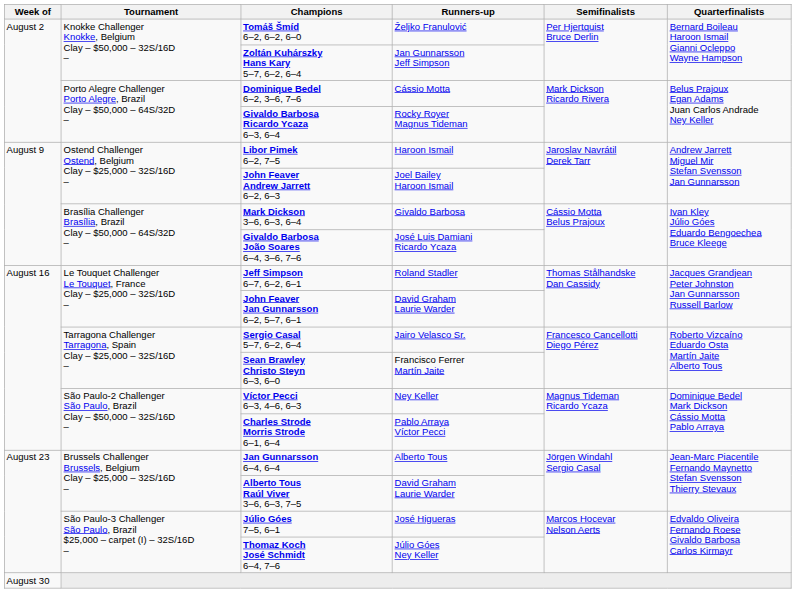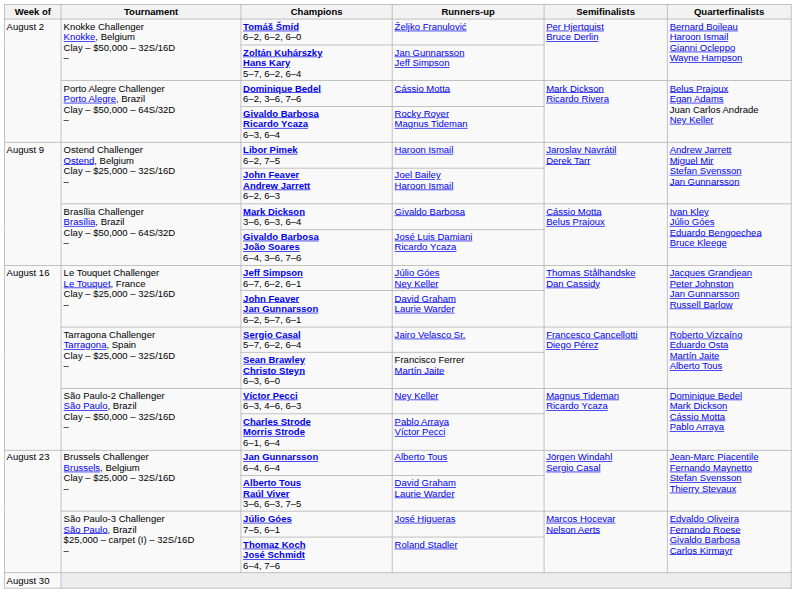(426, 273) Roland Stadler -> (417, 278) Júlio Góes Ney Keller
(417, 549) Júlio Góes Ney Keller -> (426, 544) Roland Stadler
